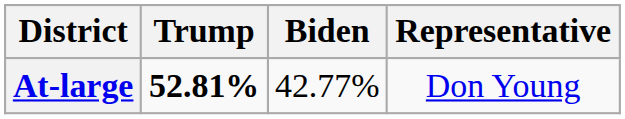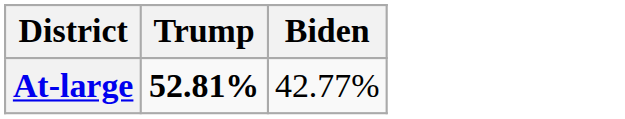- column: (503, 31)
